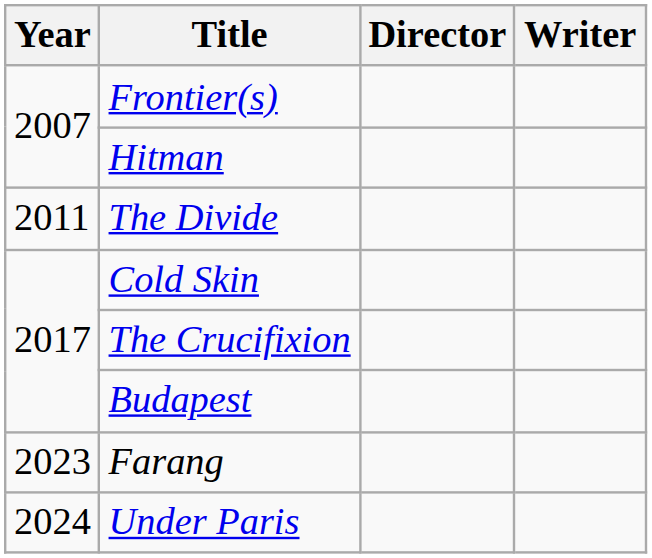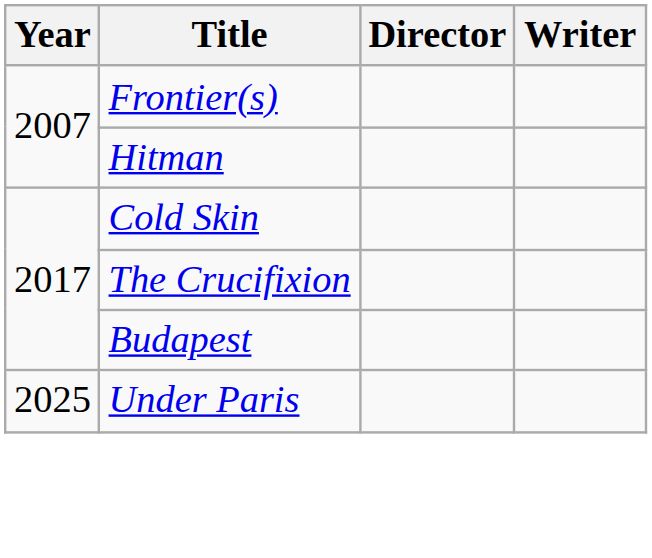- row: (193, 217)
- row: (166, 461)
(52, 522) 2024 -> (52, 400) 2025
